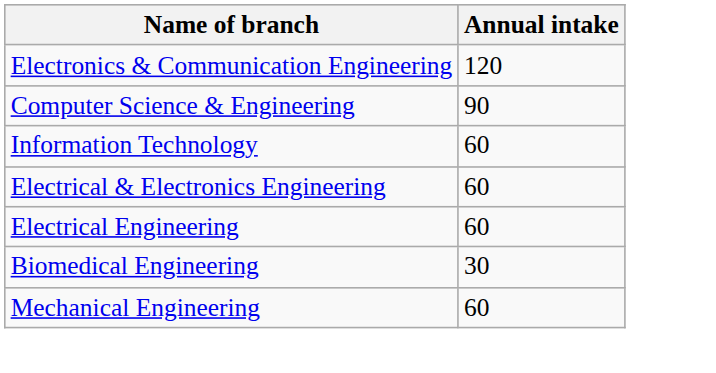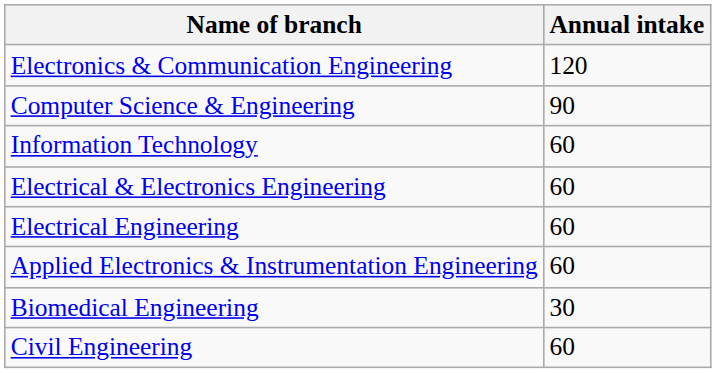+ row: (274, 266)
- row: (135, 307)
+ row: (101, 347)
